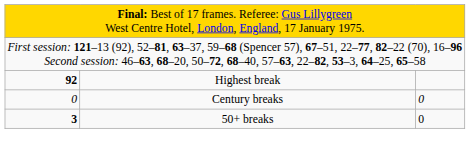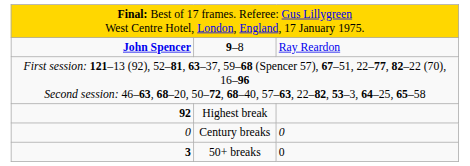+ row: (235, 47)
